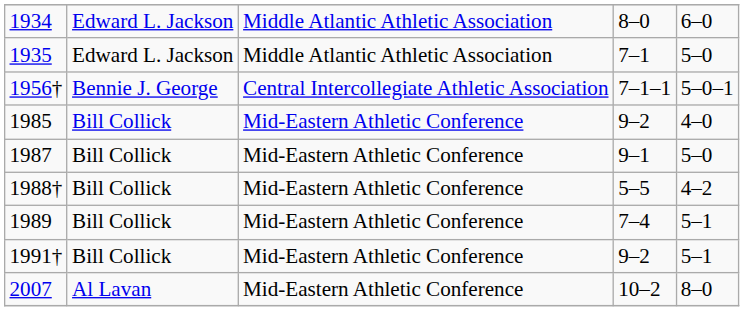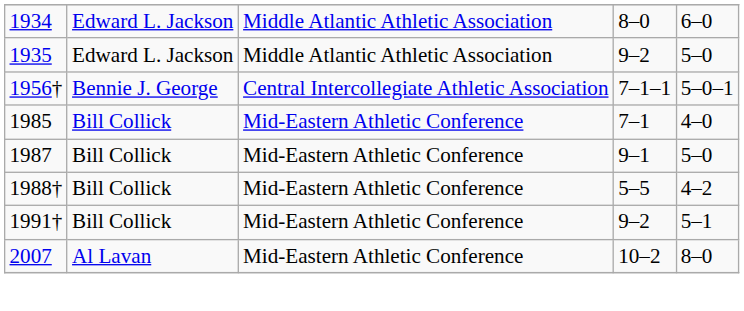(634, 54) 7–1 -> (634, 54) 9–2
(634, 121) 9–2 -> (634, 121) 7–1
- row: (31, 222)
